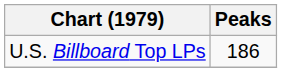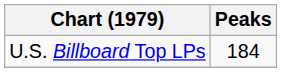(243, 51) 186 -> (243, 51) 184
